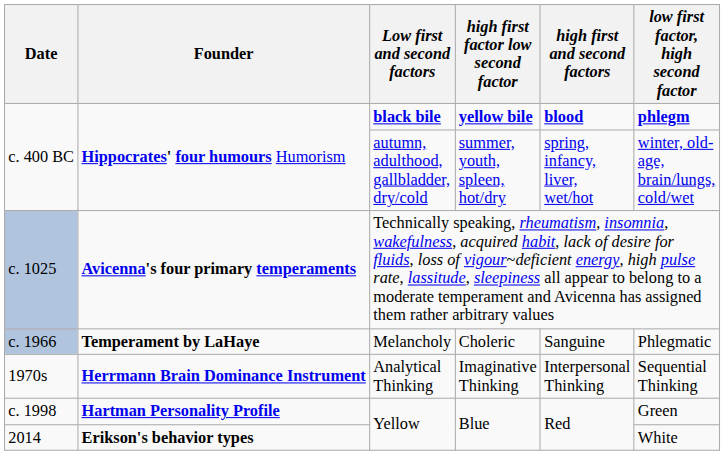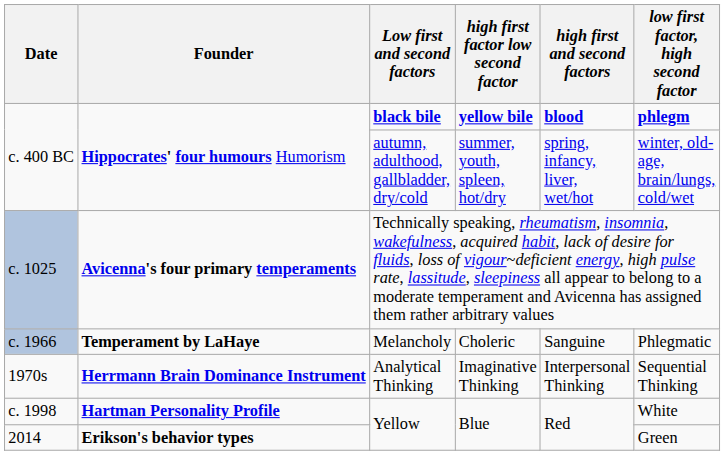(658, 411) Green -> (658, 411) White
(658, 437) White -> (658, 437) Green
